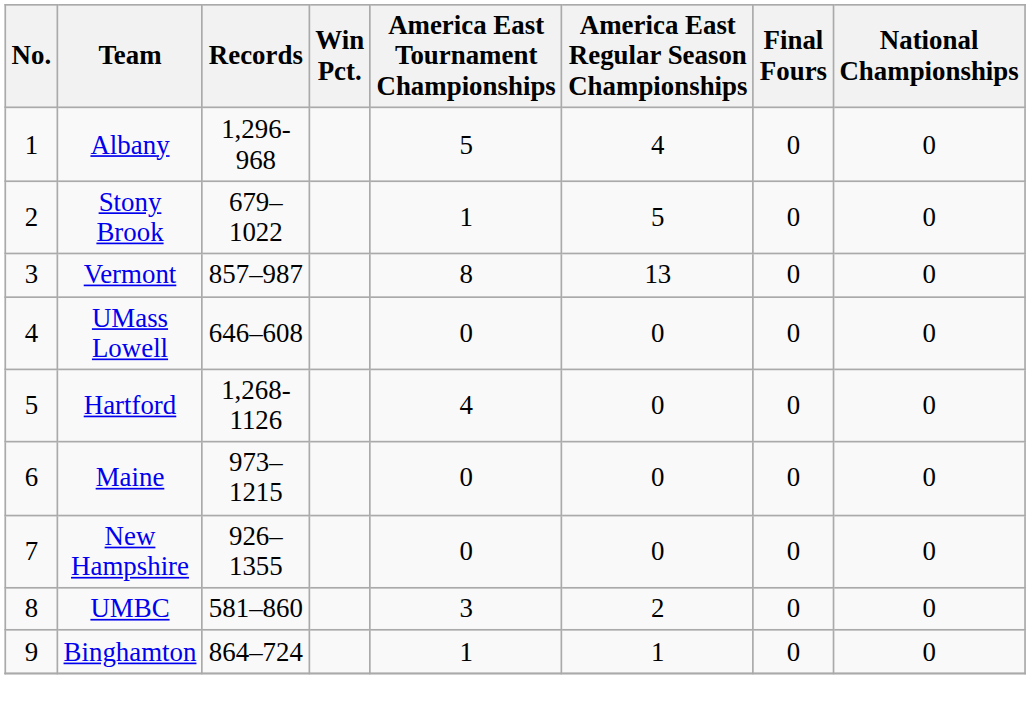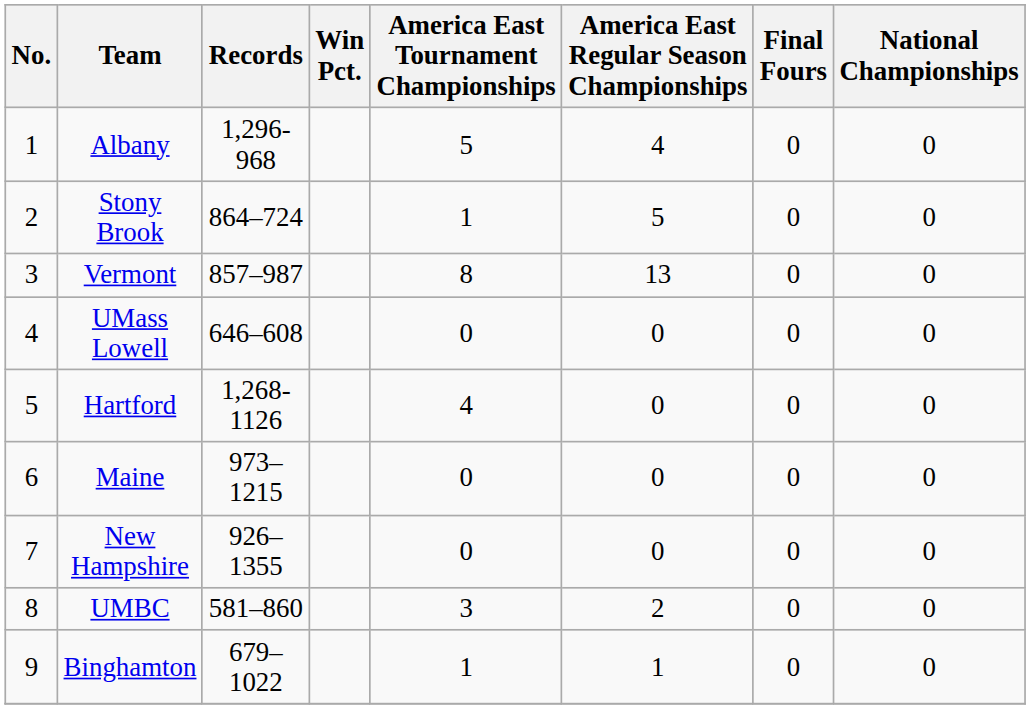(256, 216) 679–1022 -> (256, 216) 864–724
(256, 651) 864–724 -> (256, 666) 679–1022
